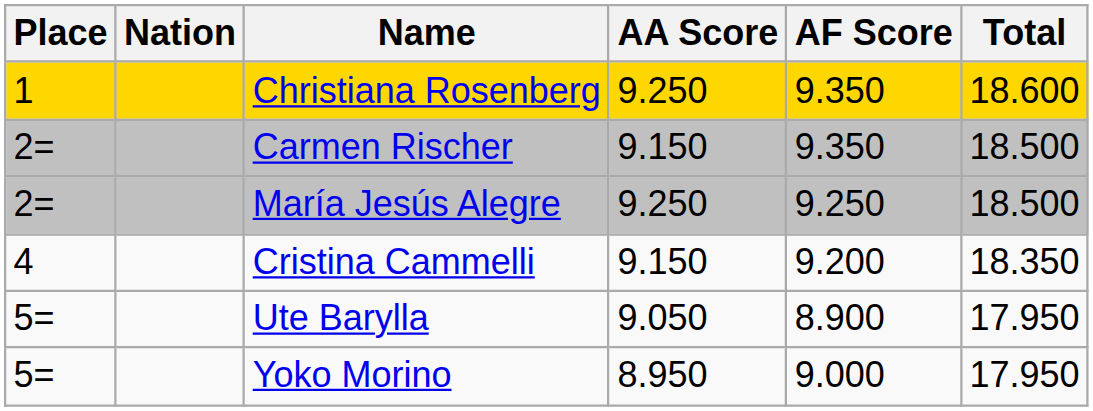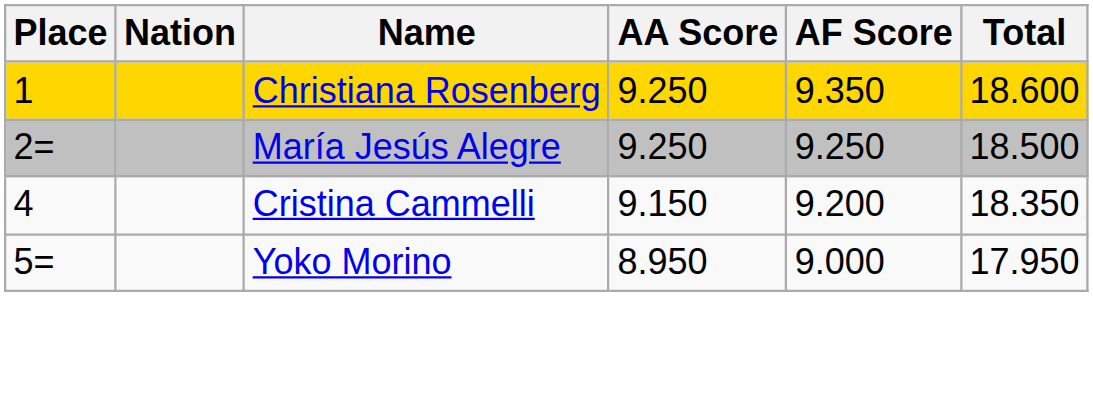- row: (383, 147)
- row: (341, 318)
